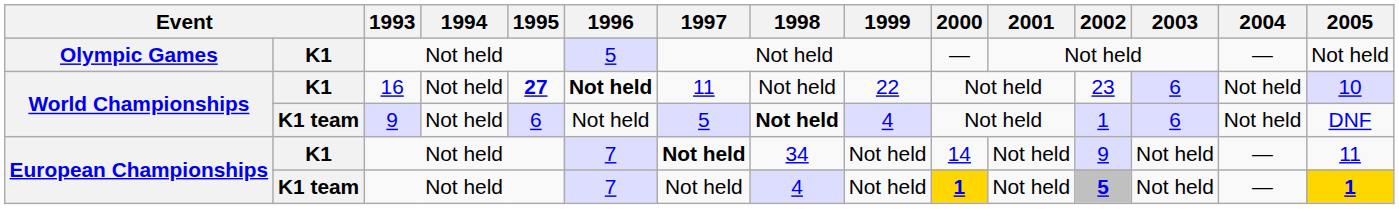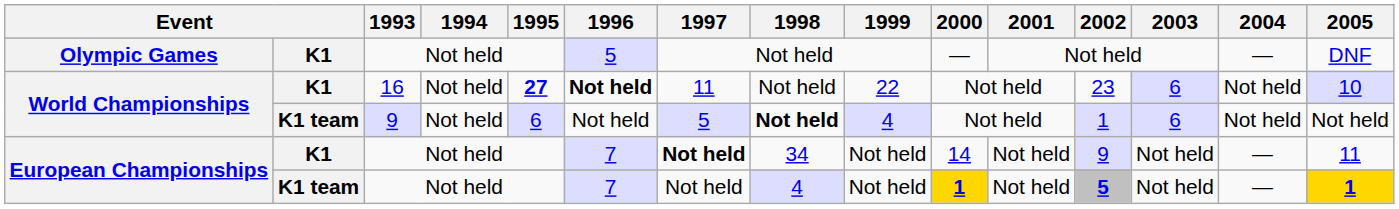(1350, 55) Not held -> (1350, 55) DNF
(1350, 121) DNF -> (1350, 121) Not held
